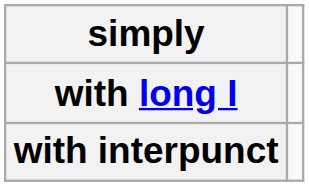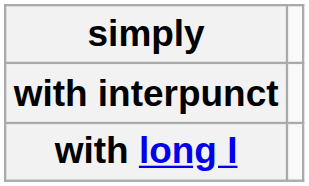rows swapped: (146, 92) <-> (146, 151)
